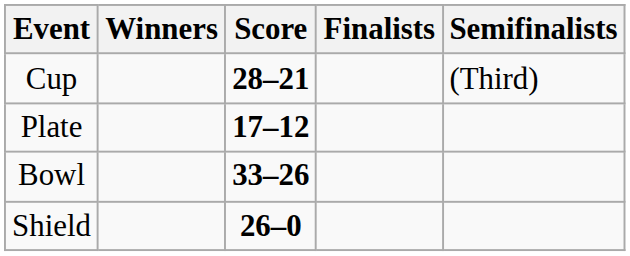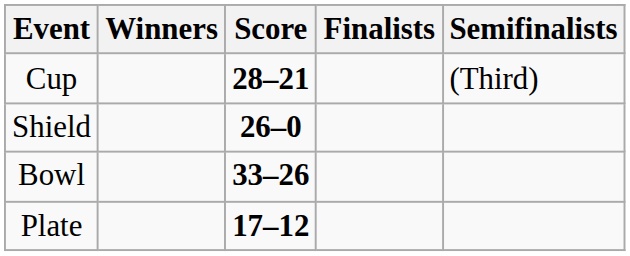rows swapped: (52, 126) <-> (52, 224)
